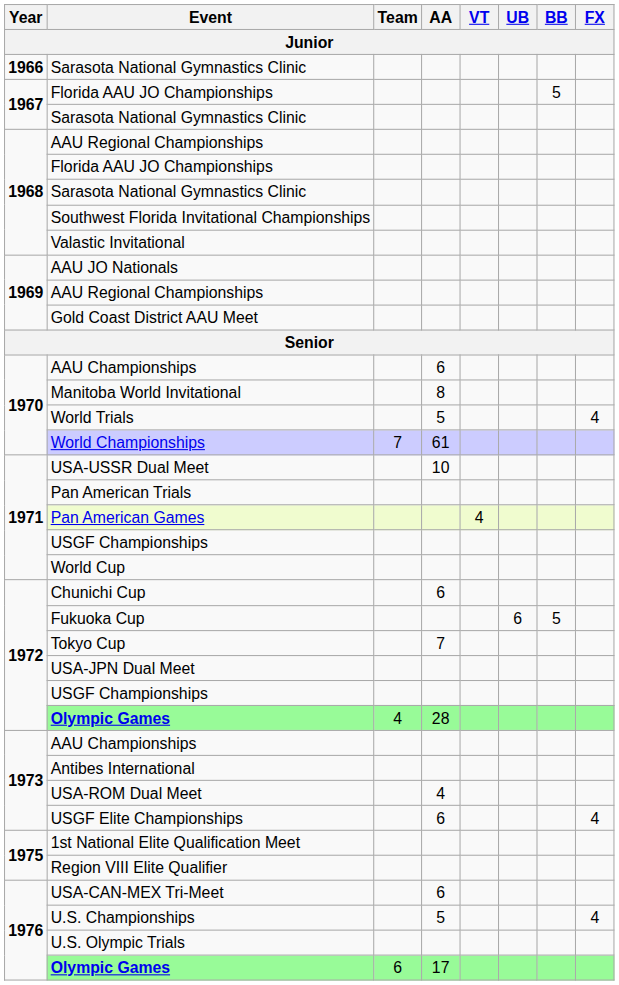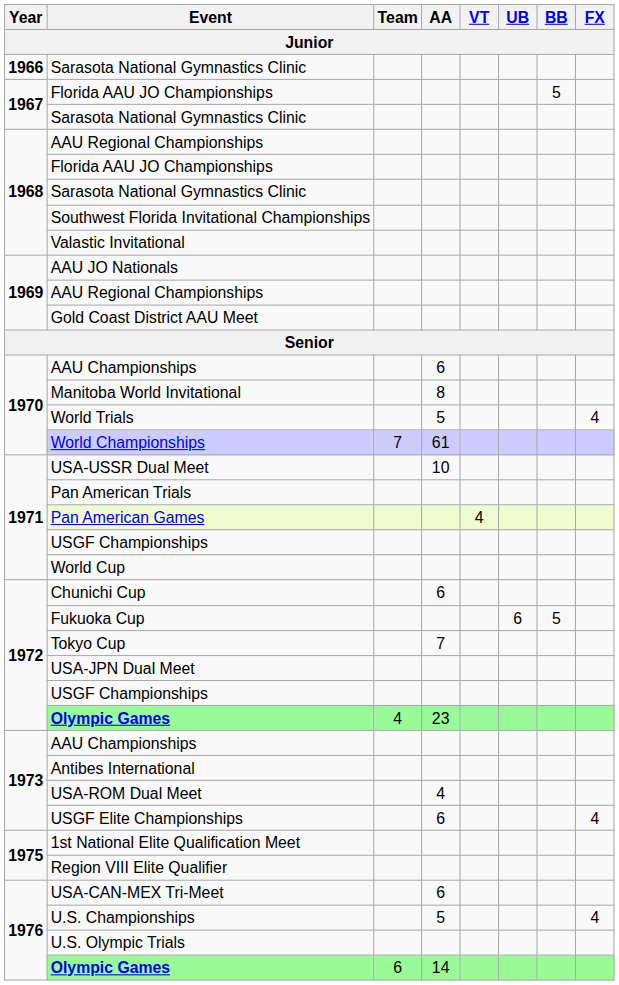(441, 718) 28 -> (441, 718) 23
(441, 968) 17 -> (441, 968) 14
